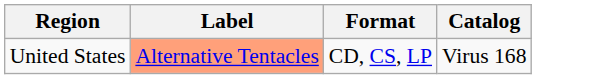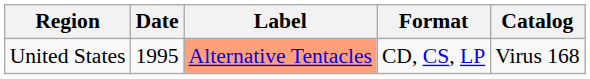+ column: (157, 21)
